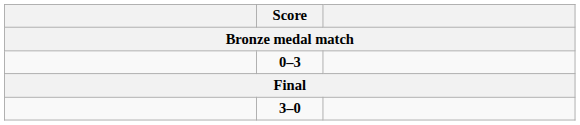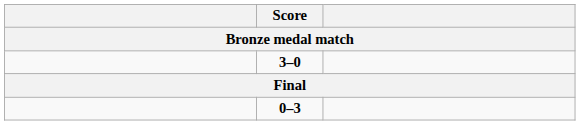rows swapped: (290, 108) <-> (290, 62)
